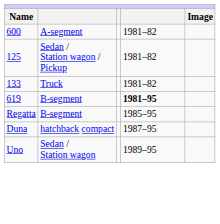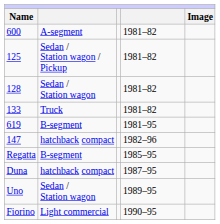+ row: (14, 89)
(140, 99) bold -> (140, 125) normal
+ row: (14, 140)
+ row: (21, 211)
